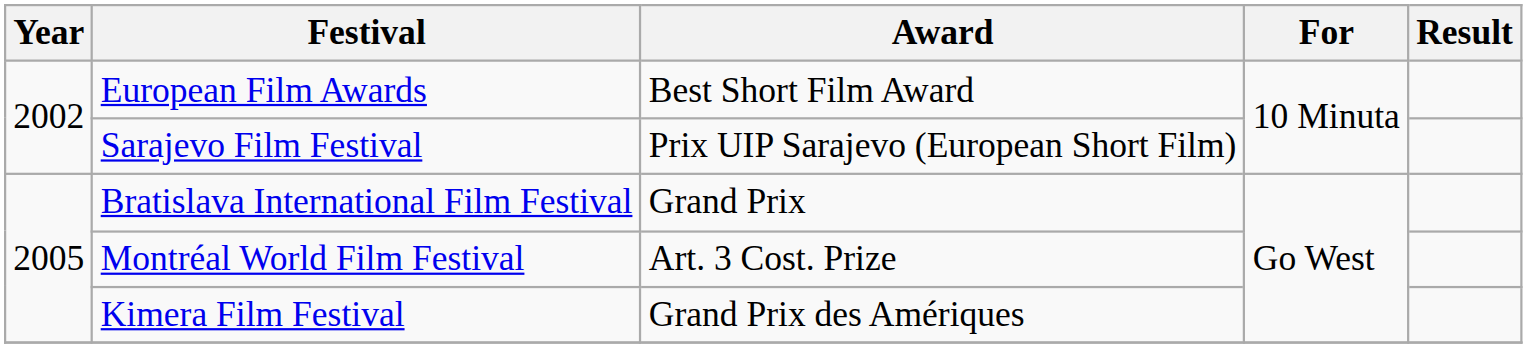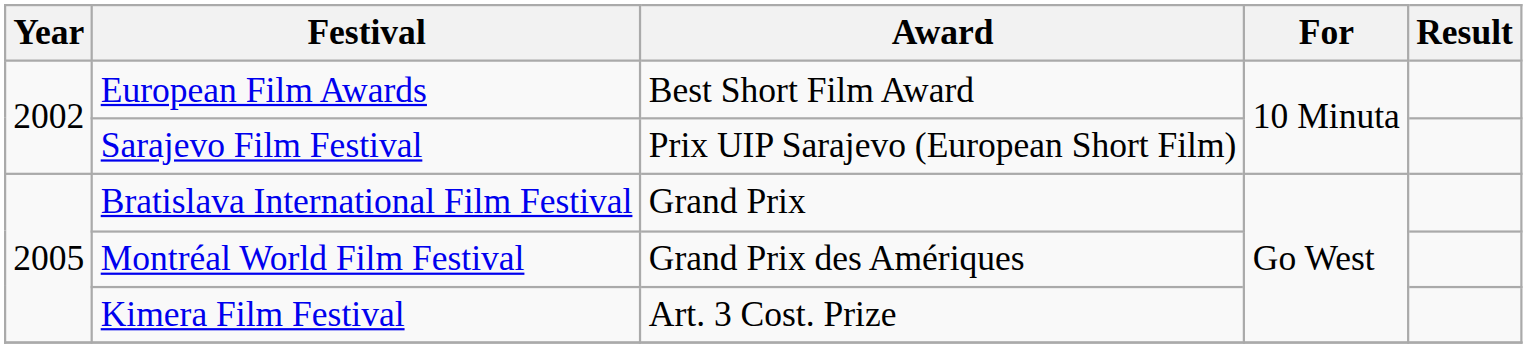(773, 257) Art. 3 Cost. Prize -> (837, 257) Grand Prix des Amériques
(837, 314) Grand Prix des Amériques -> (773, 314) Art. 3 Cost. Prize
